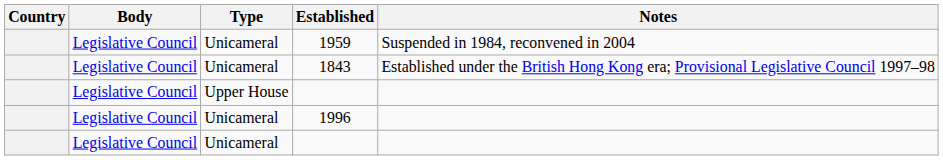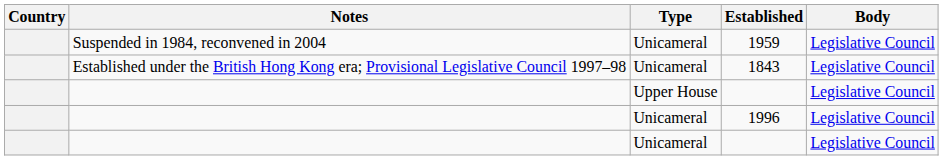columns swapped: (135, 17) <-> (658, 17)
